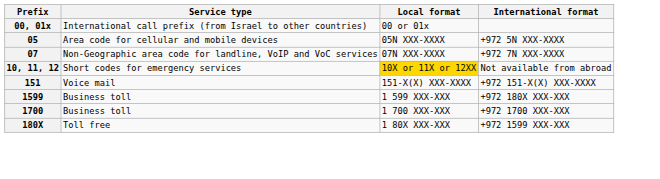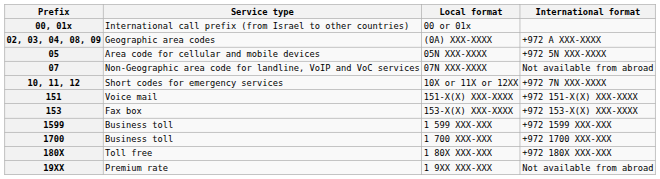+ row: (54, 40)
(522, 54) +972 7N XXX-XXXX -> (588, 68) Not available from abroad
(429, 68) gold background -> (471, 82) no background
(546, 68) Not available from abroad -> (564, 82) +972 7N XXX-XXXX
+ row: (54, 111)
(525, 97) +972 180X XXX-XXX -> (567, 125) +972 1599 XXX-XXX
(525, 125) +972 1599 XXX-XXX -> (567, 153) +972 180X XXX-XXX
+ row: (54, 168)
